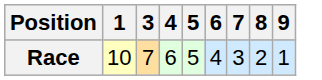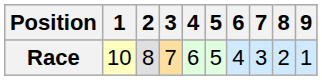+ column: (148, 23)
